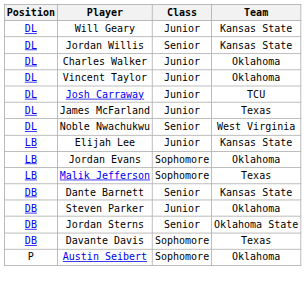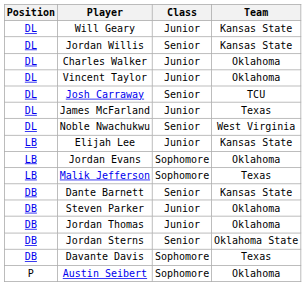(182, 94) Junior -> (182, 94) Senior
+ row: (105, 225)
